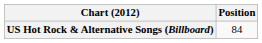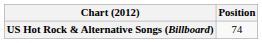(237, 30) 84 -> (237, 30) 74
